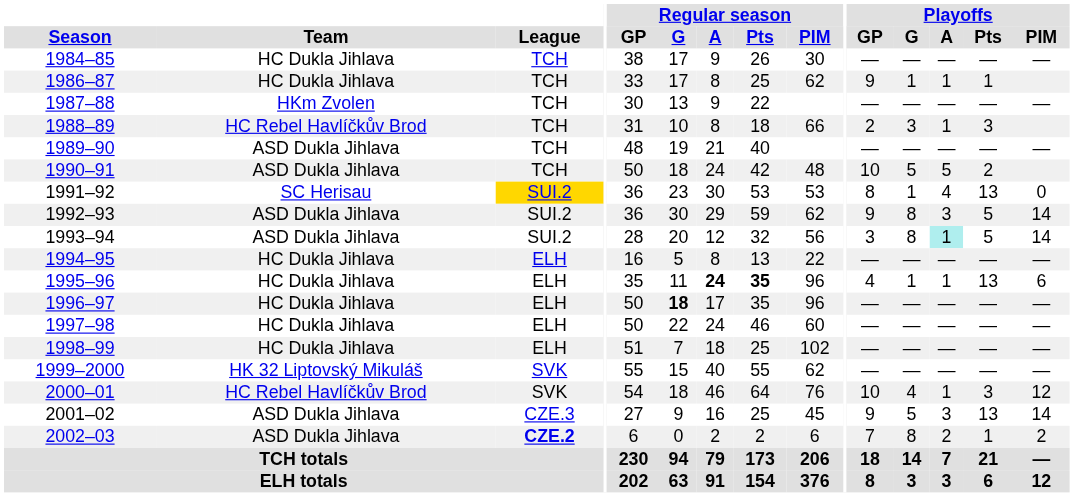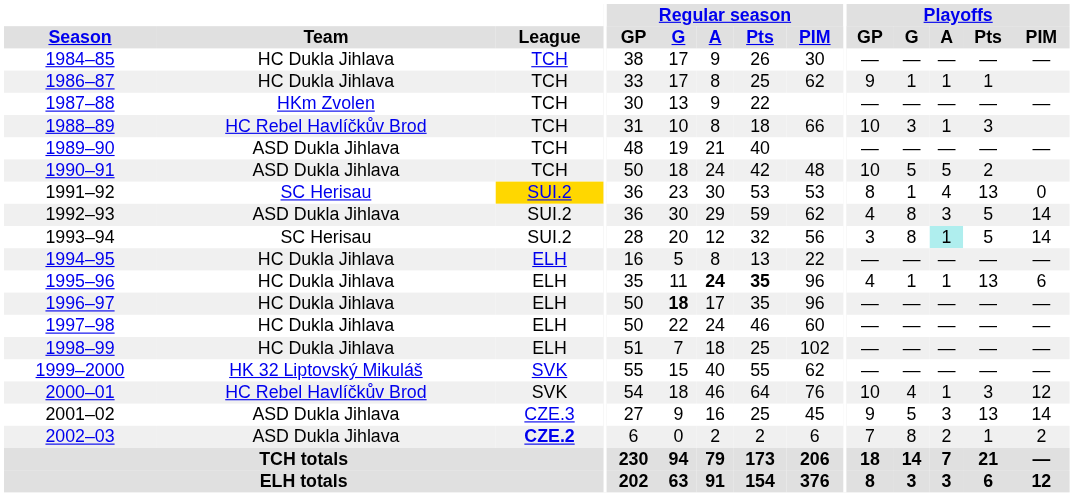(870, 126) 2 -> (870, 126) 10
(870, 214) 9 -> (870, 214) 4
(326, 237) ASD Dukla Jihlava -> (326, 237) SC Herisau
